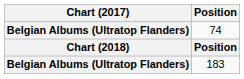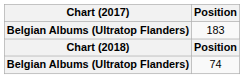rows swapped: (215, 30) <-> (215, 64)
